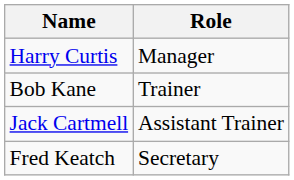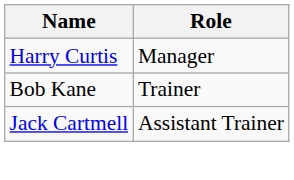- row: (62, 157)
